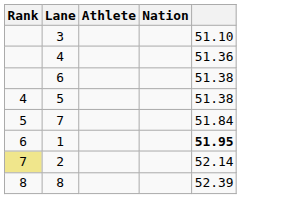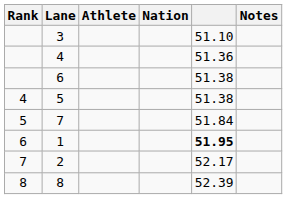+ column: (259, 15)
(23, 162) khaki background -> (23, 162) no background
(214, 162) 52.14 -> (214, 162) 52.17
